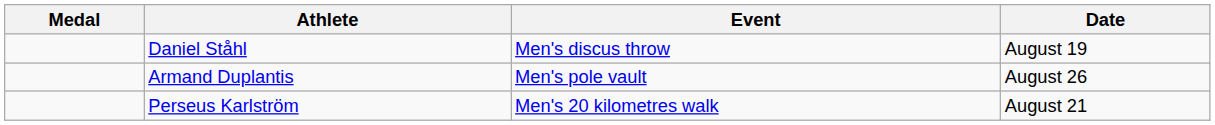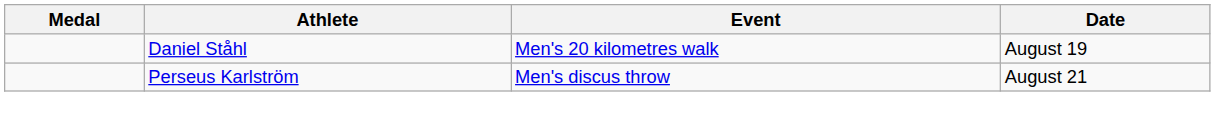(592, 48) Men's discus throw -> (617, 48) Men's 20 kilometres walk
- row: (221, 77)
(617, 106) Men's 20 kilometres walk -> (592, 77) Men's discus throw
